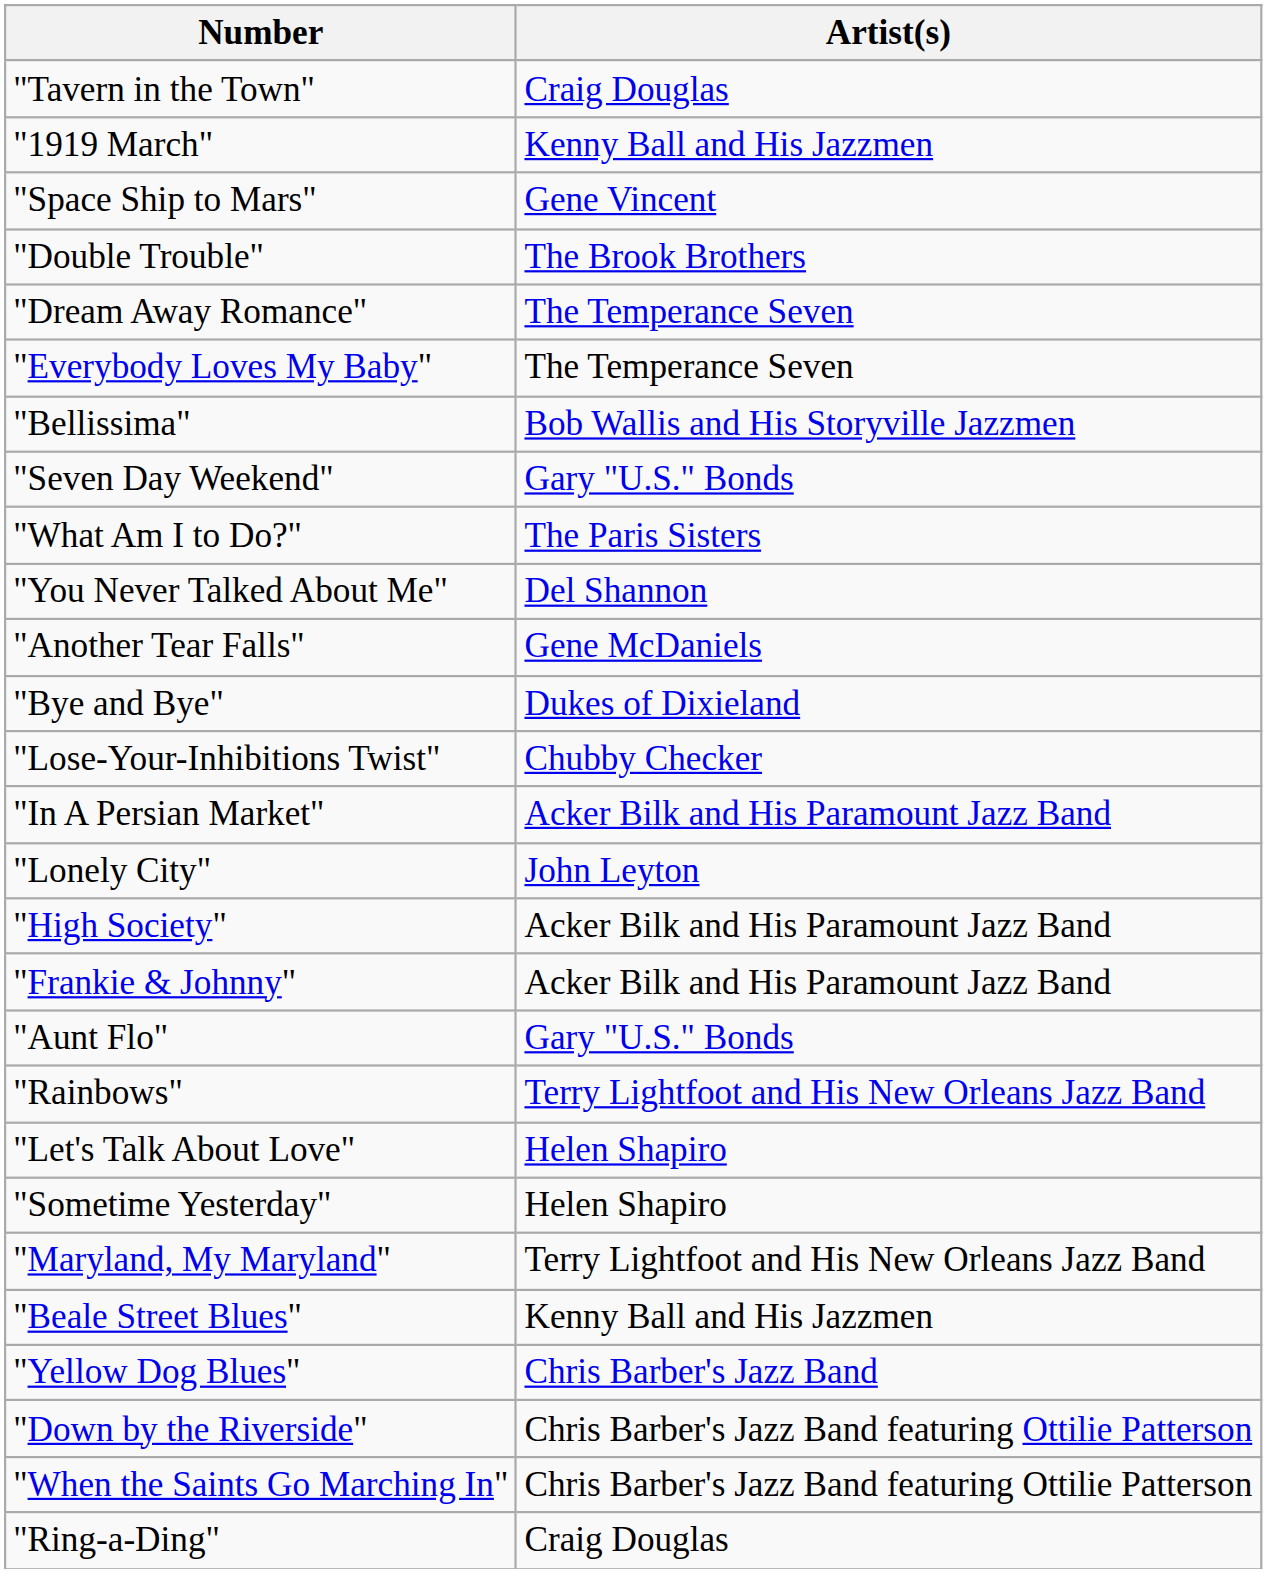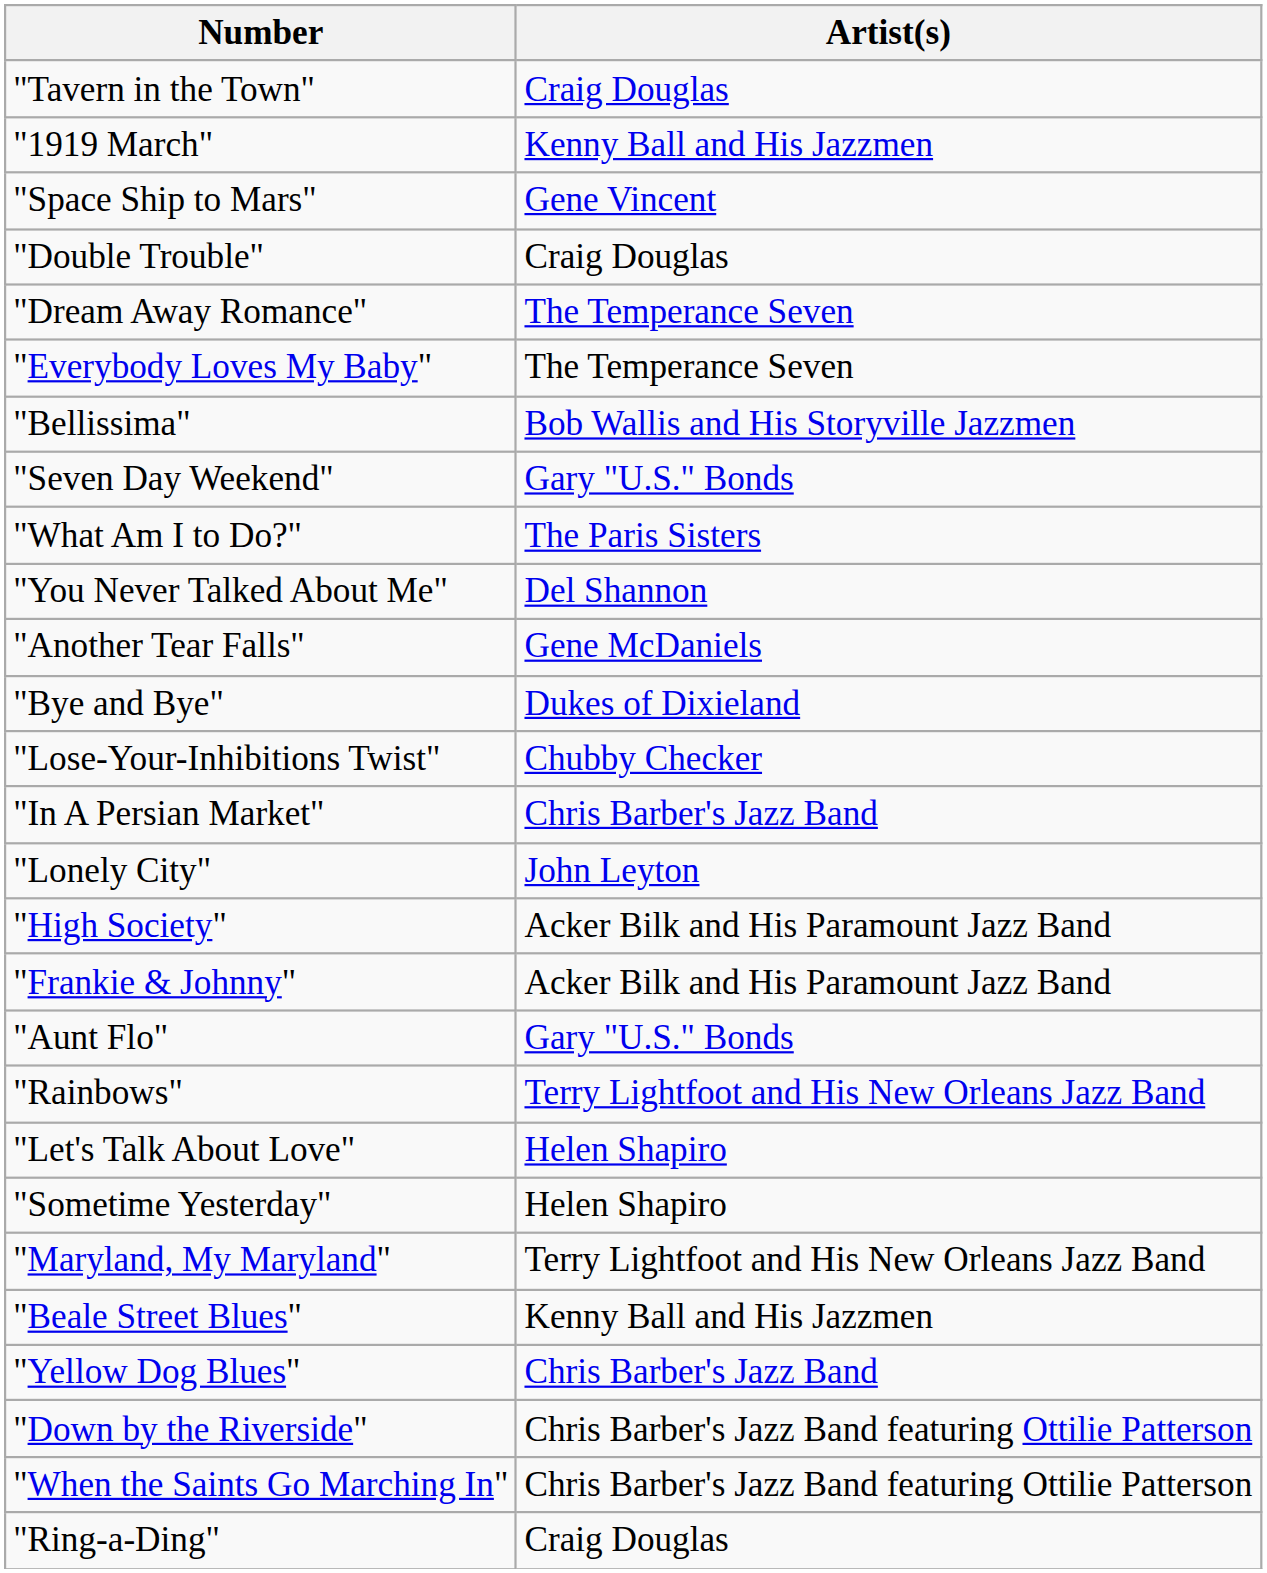(665, 255) The Brook Brothers -> (627, 255) Craig Douglas
(818, 813) Acker Bilk and His Paramount Jazz Band -> (701, 813) Chris Barber's Jazz Band
